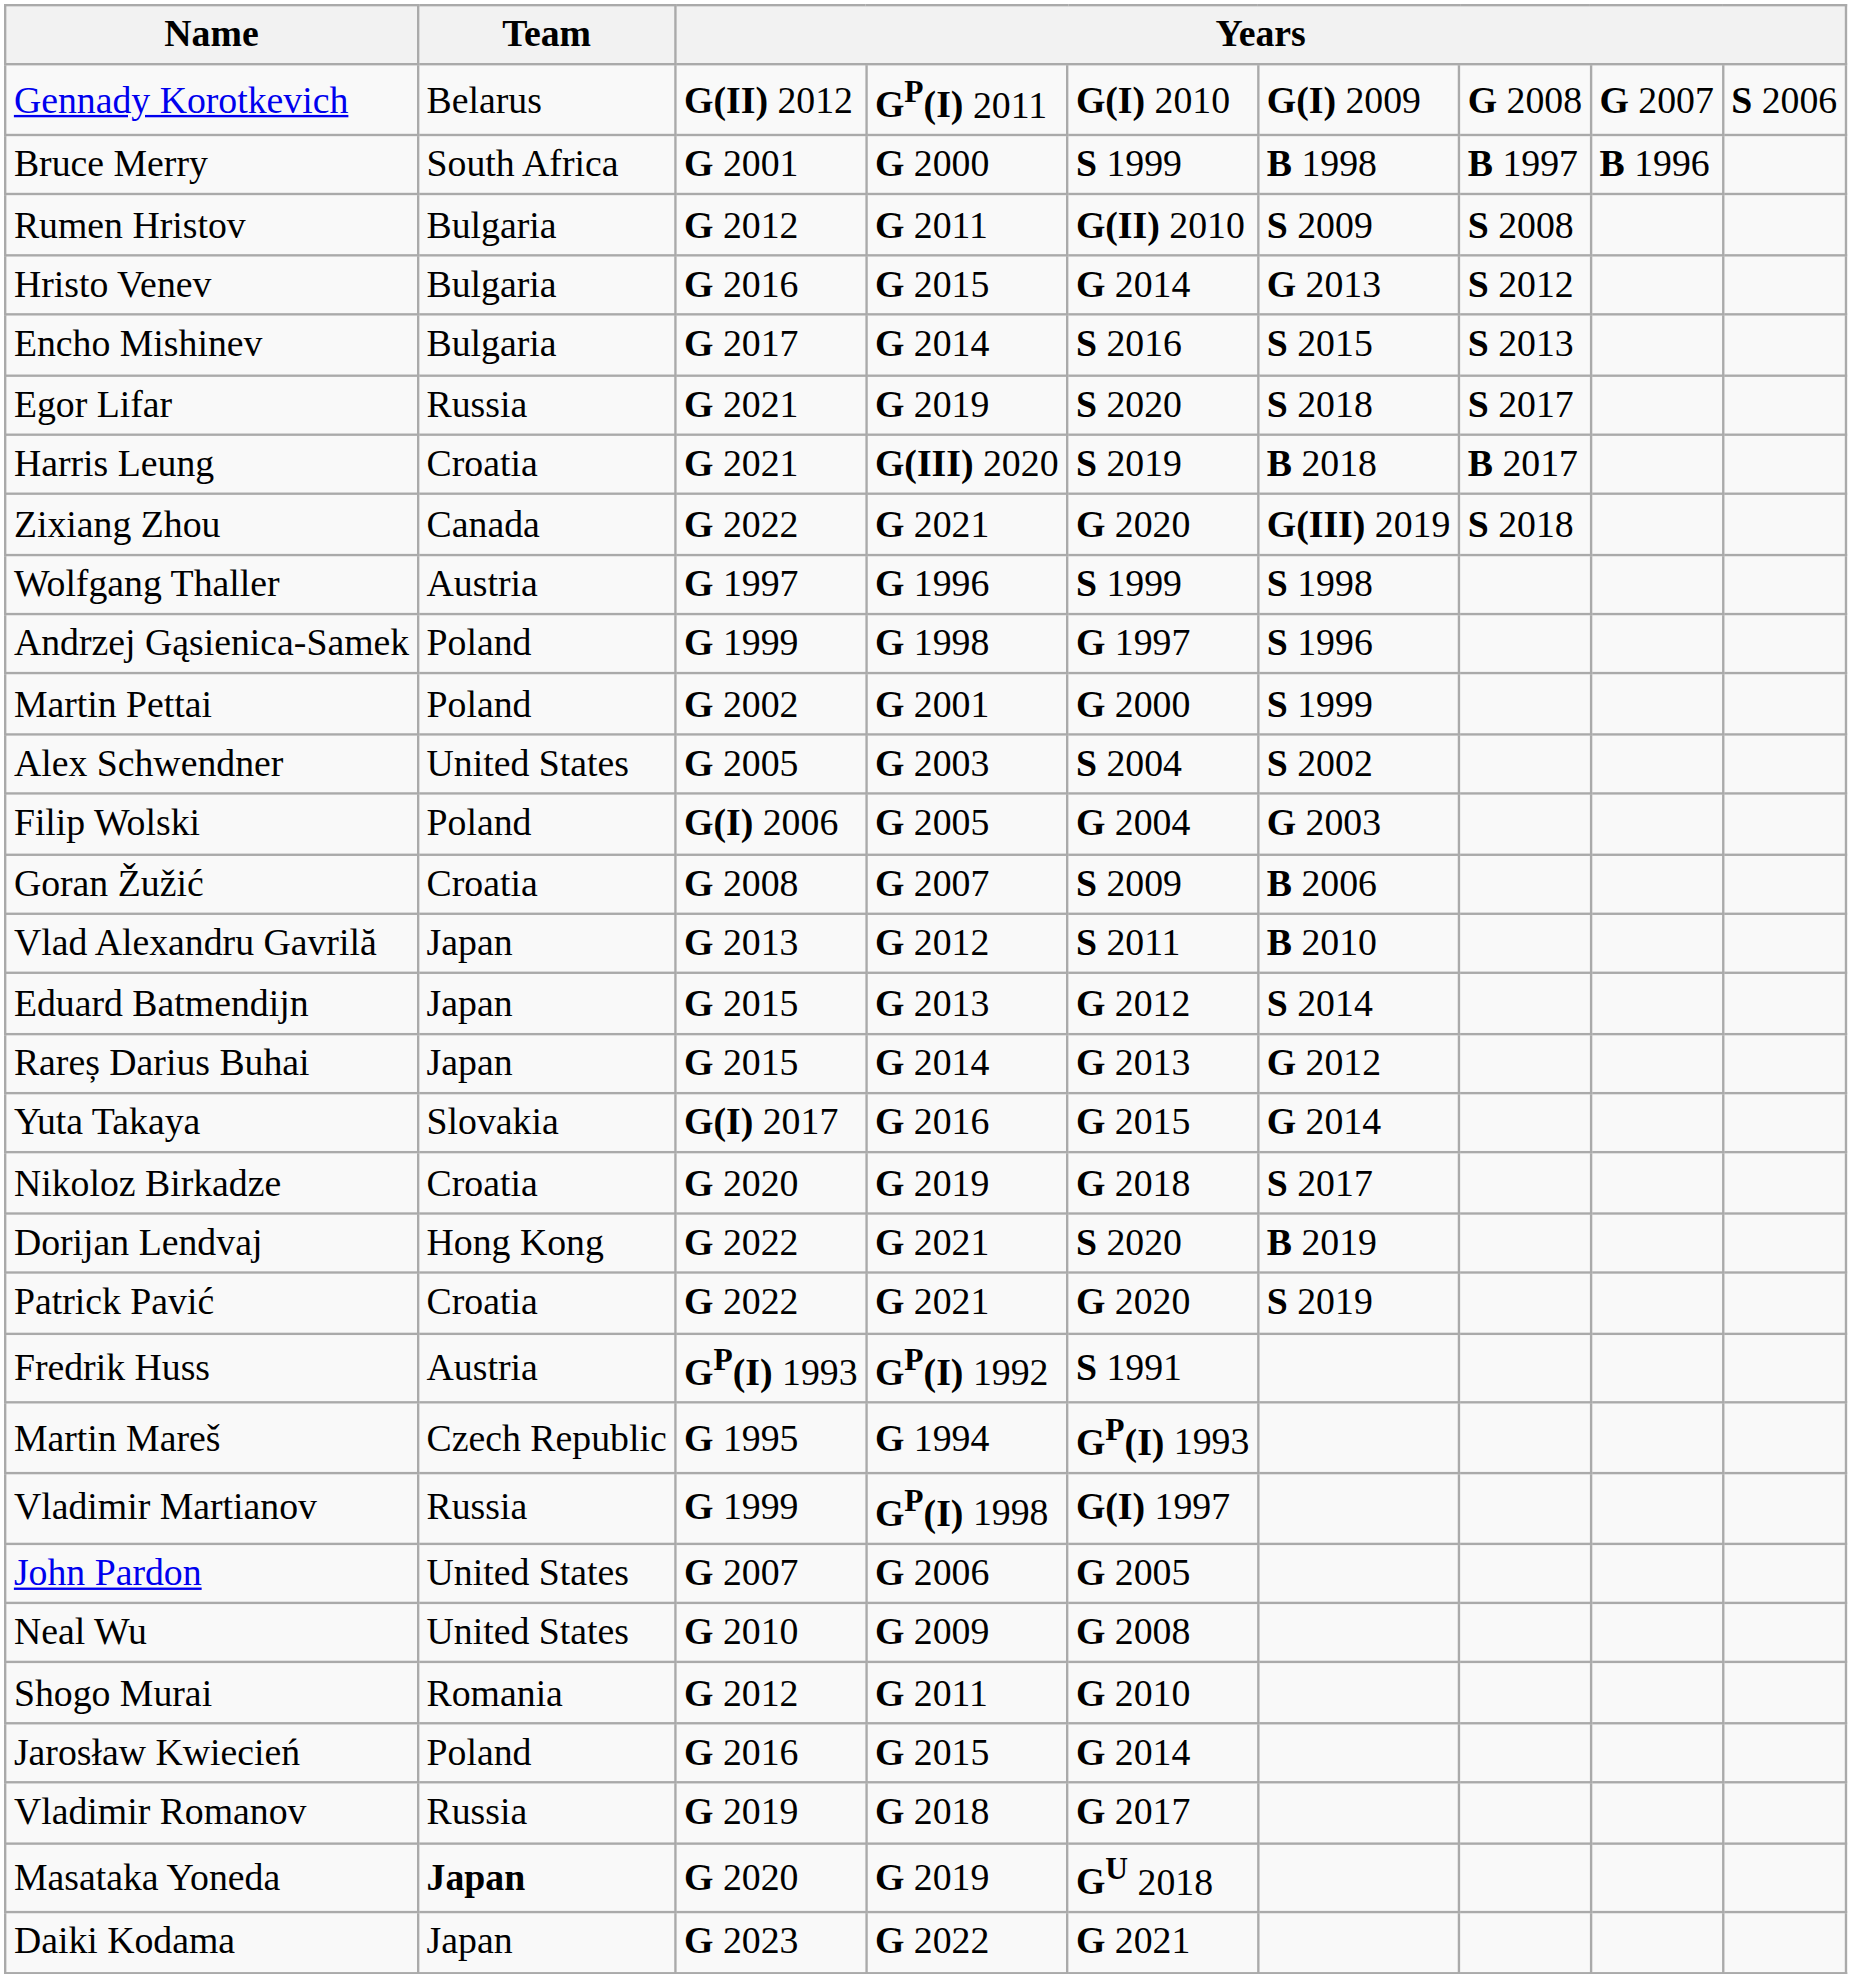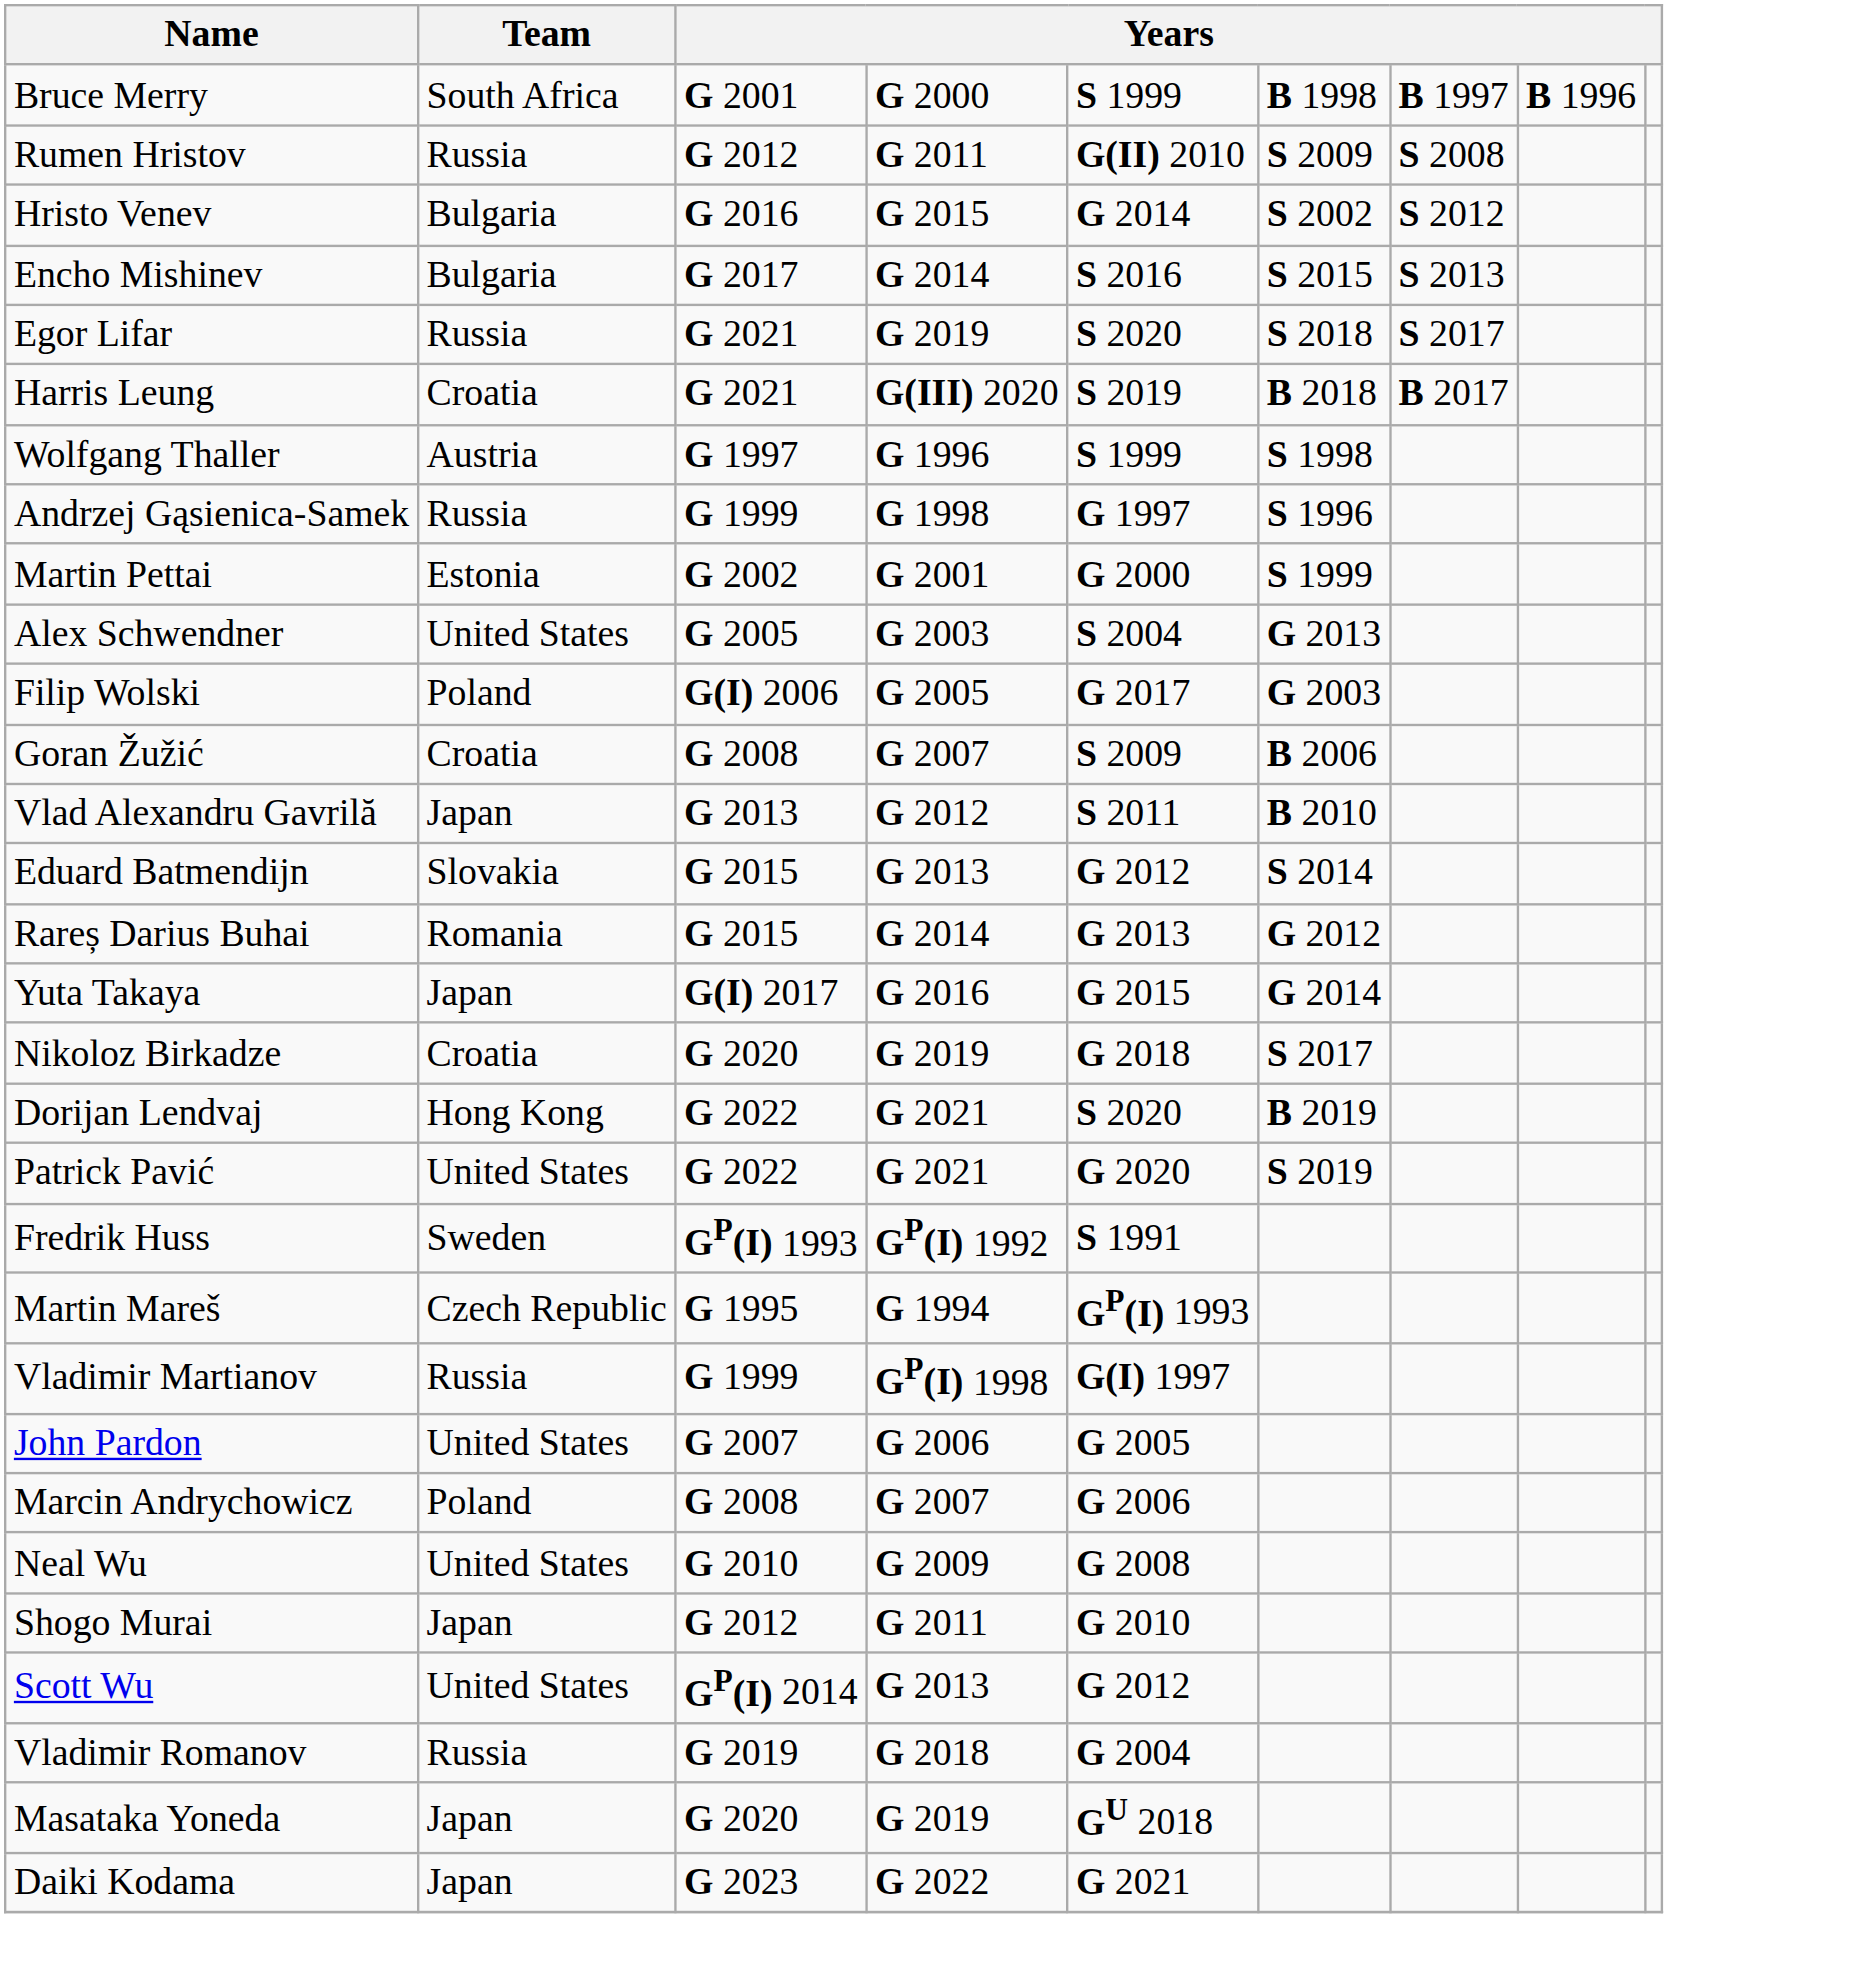- row: (181, 99)
(492, 224) Bulgaria -> (477, 154) Russia
(1324, 284) G 2013 -> (1320, 214) S 2002
- row: (117, 523)
(479, 643) Poland -> (477, 513) Russia
(479, 703) Poland -> (483, 573) Estonia
(1320, 763) S 2002 -> (1324, 633) G 2013
(1133, 823) G 2004 -> (1133, 693) G 2017
(470, 1002) Japan -> (493, 872) Slovakia
(470, 1062) Japan -> (495, 932) Romania
(493, 1122) Slovakia -> (470, 992) Japan
(482, 1302) Croatia -> (528, 1172) United States
(482, 1367) Austria -> (486, 1237) Sweden
+ row: (183, 1502)
(495, 1692) Romania -> (470, 1622) Japan
+ row: (84, 1687)
- row: (157, 1752)
(1133, 1811) G 2017 -> (1133, 1752) G 2004
(476, 1876) bold -> (470, 1817) normal
